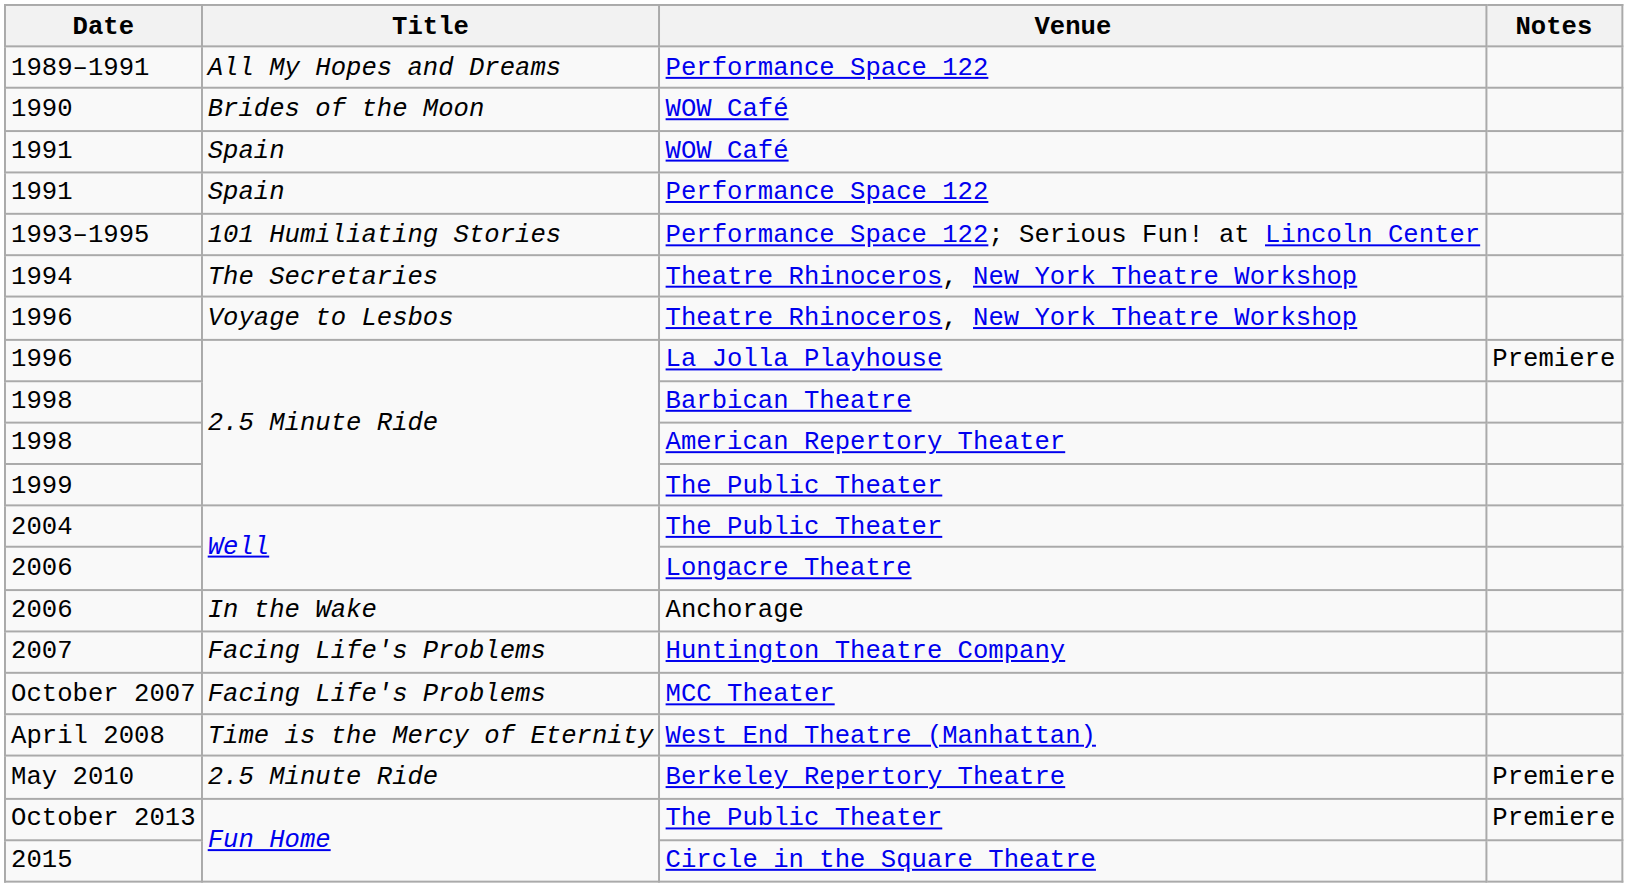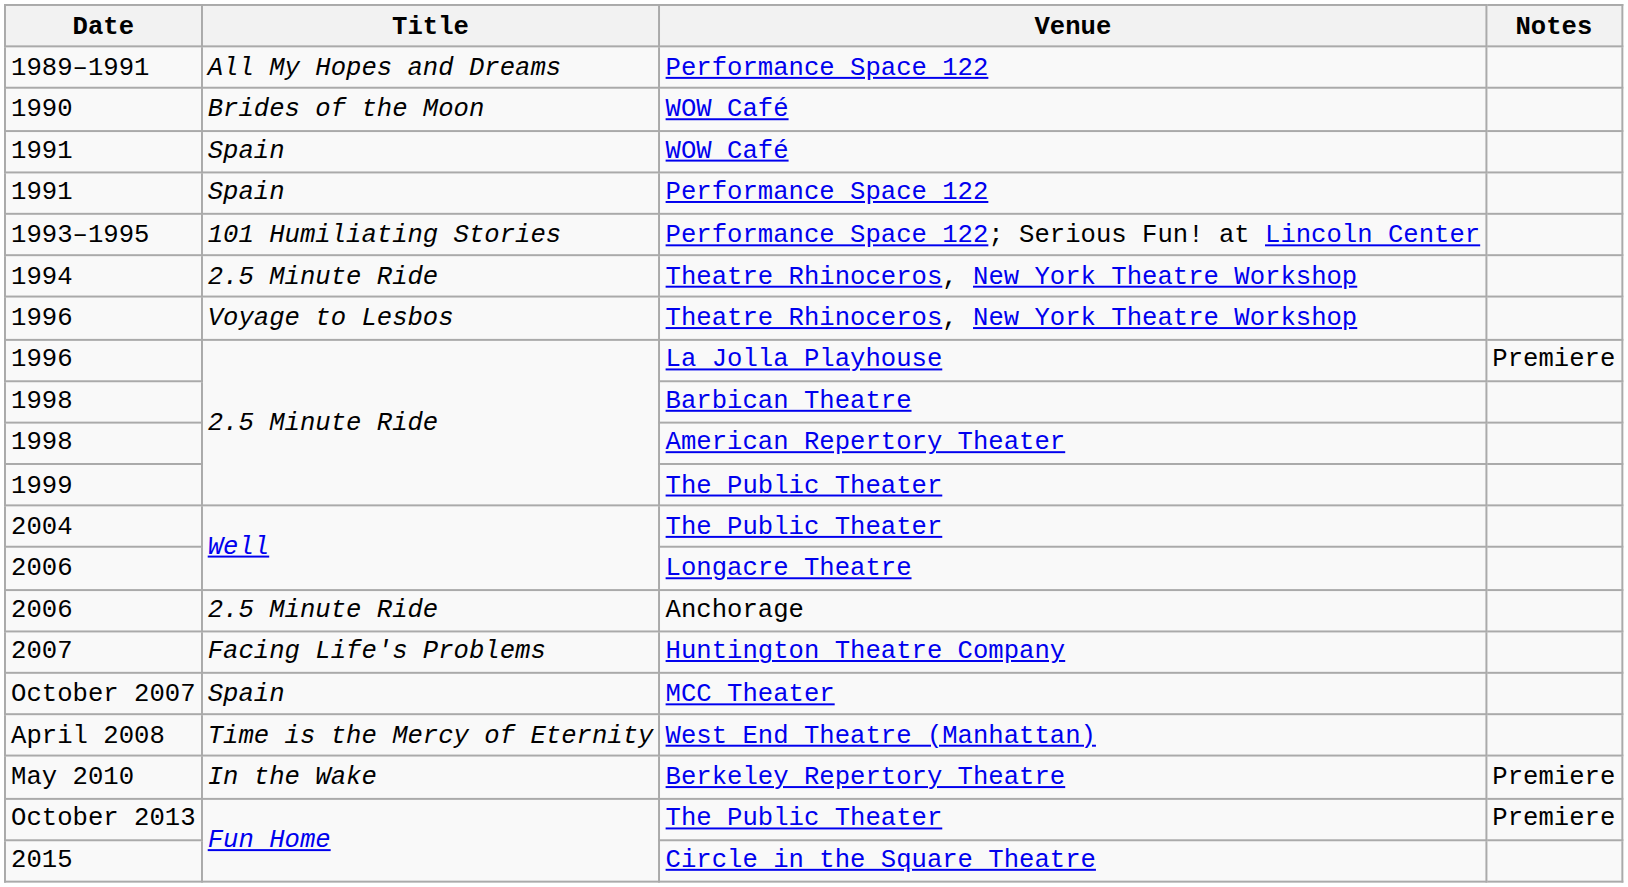(323, 276) The Secretaries -> (323, 276) 2.5 Minute Ride
(292, 610) In the Wake -> (323, 610) 2.5 Minute Ride
(377, 694) Facing Life's Problems -> (246, 694) Spain
(323, 777) 2.5 Minute Ride -> (292, 777) In the Wake
